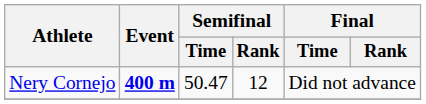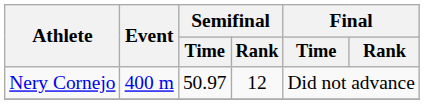(150, 83) bold -> (149, 83) normal
(206, 83) 50.47 -> (205, 83) 50.97
